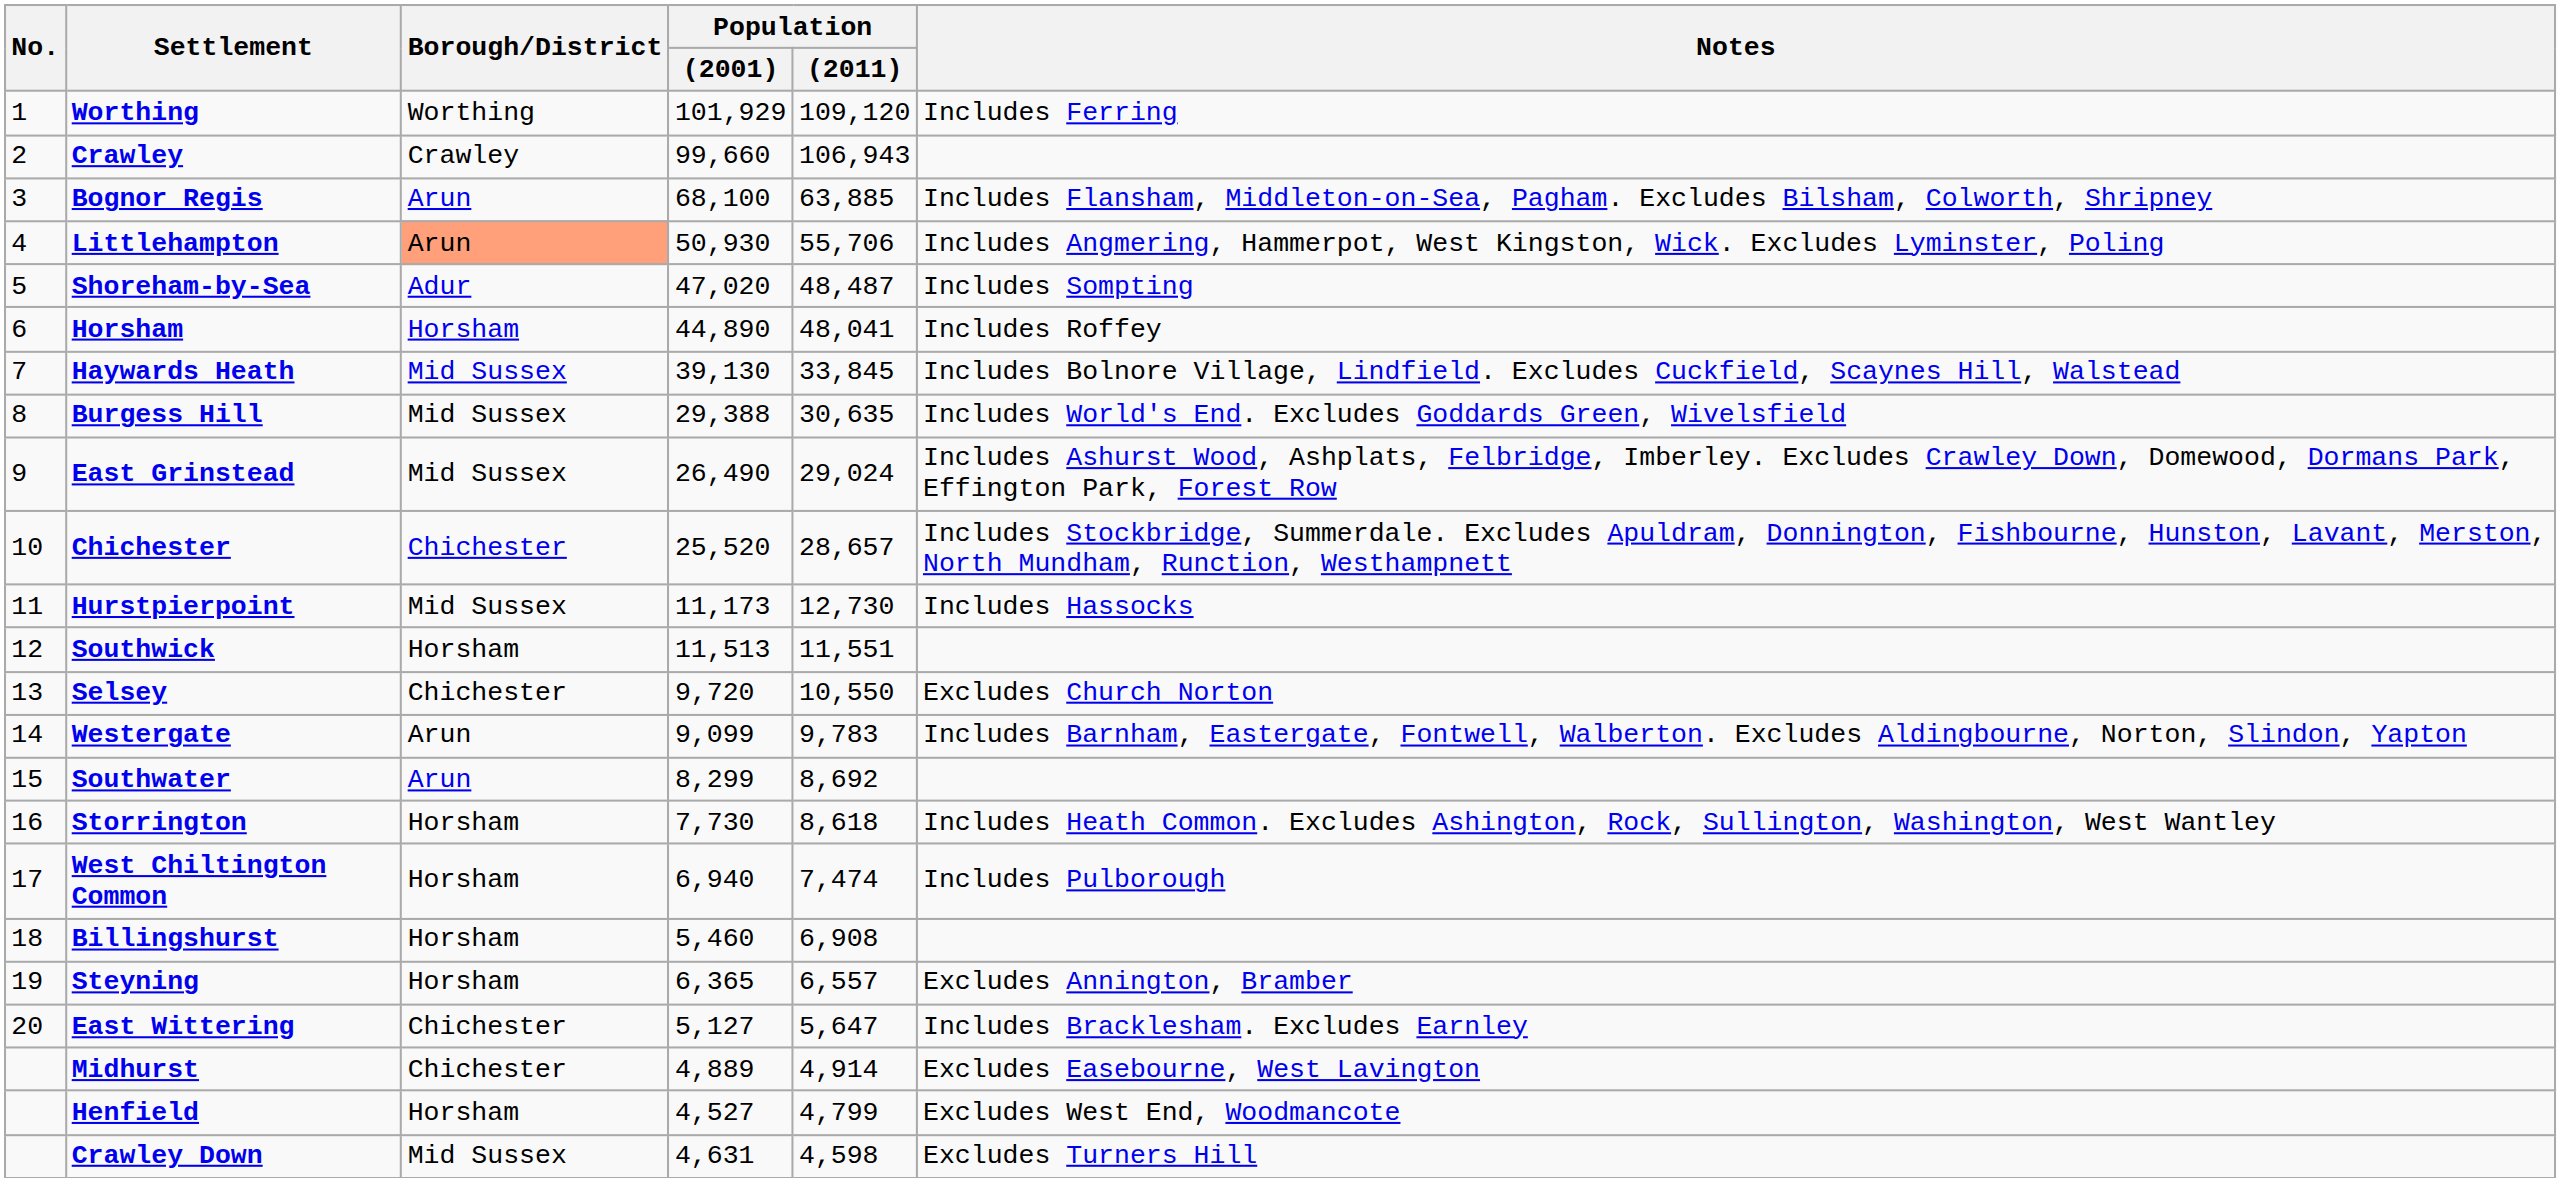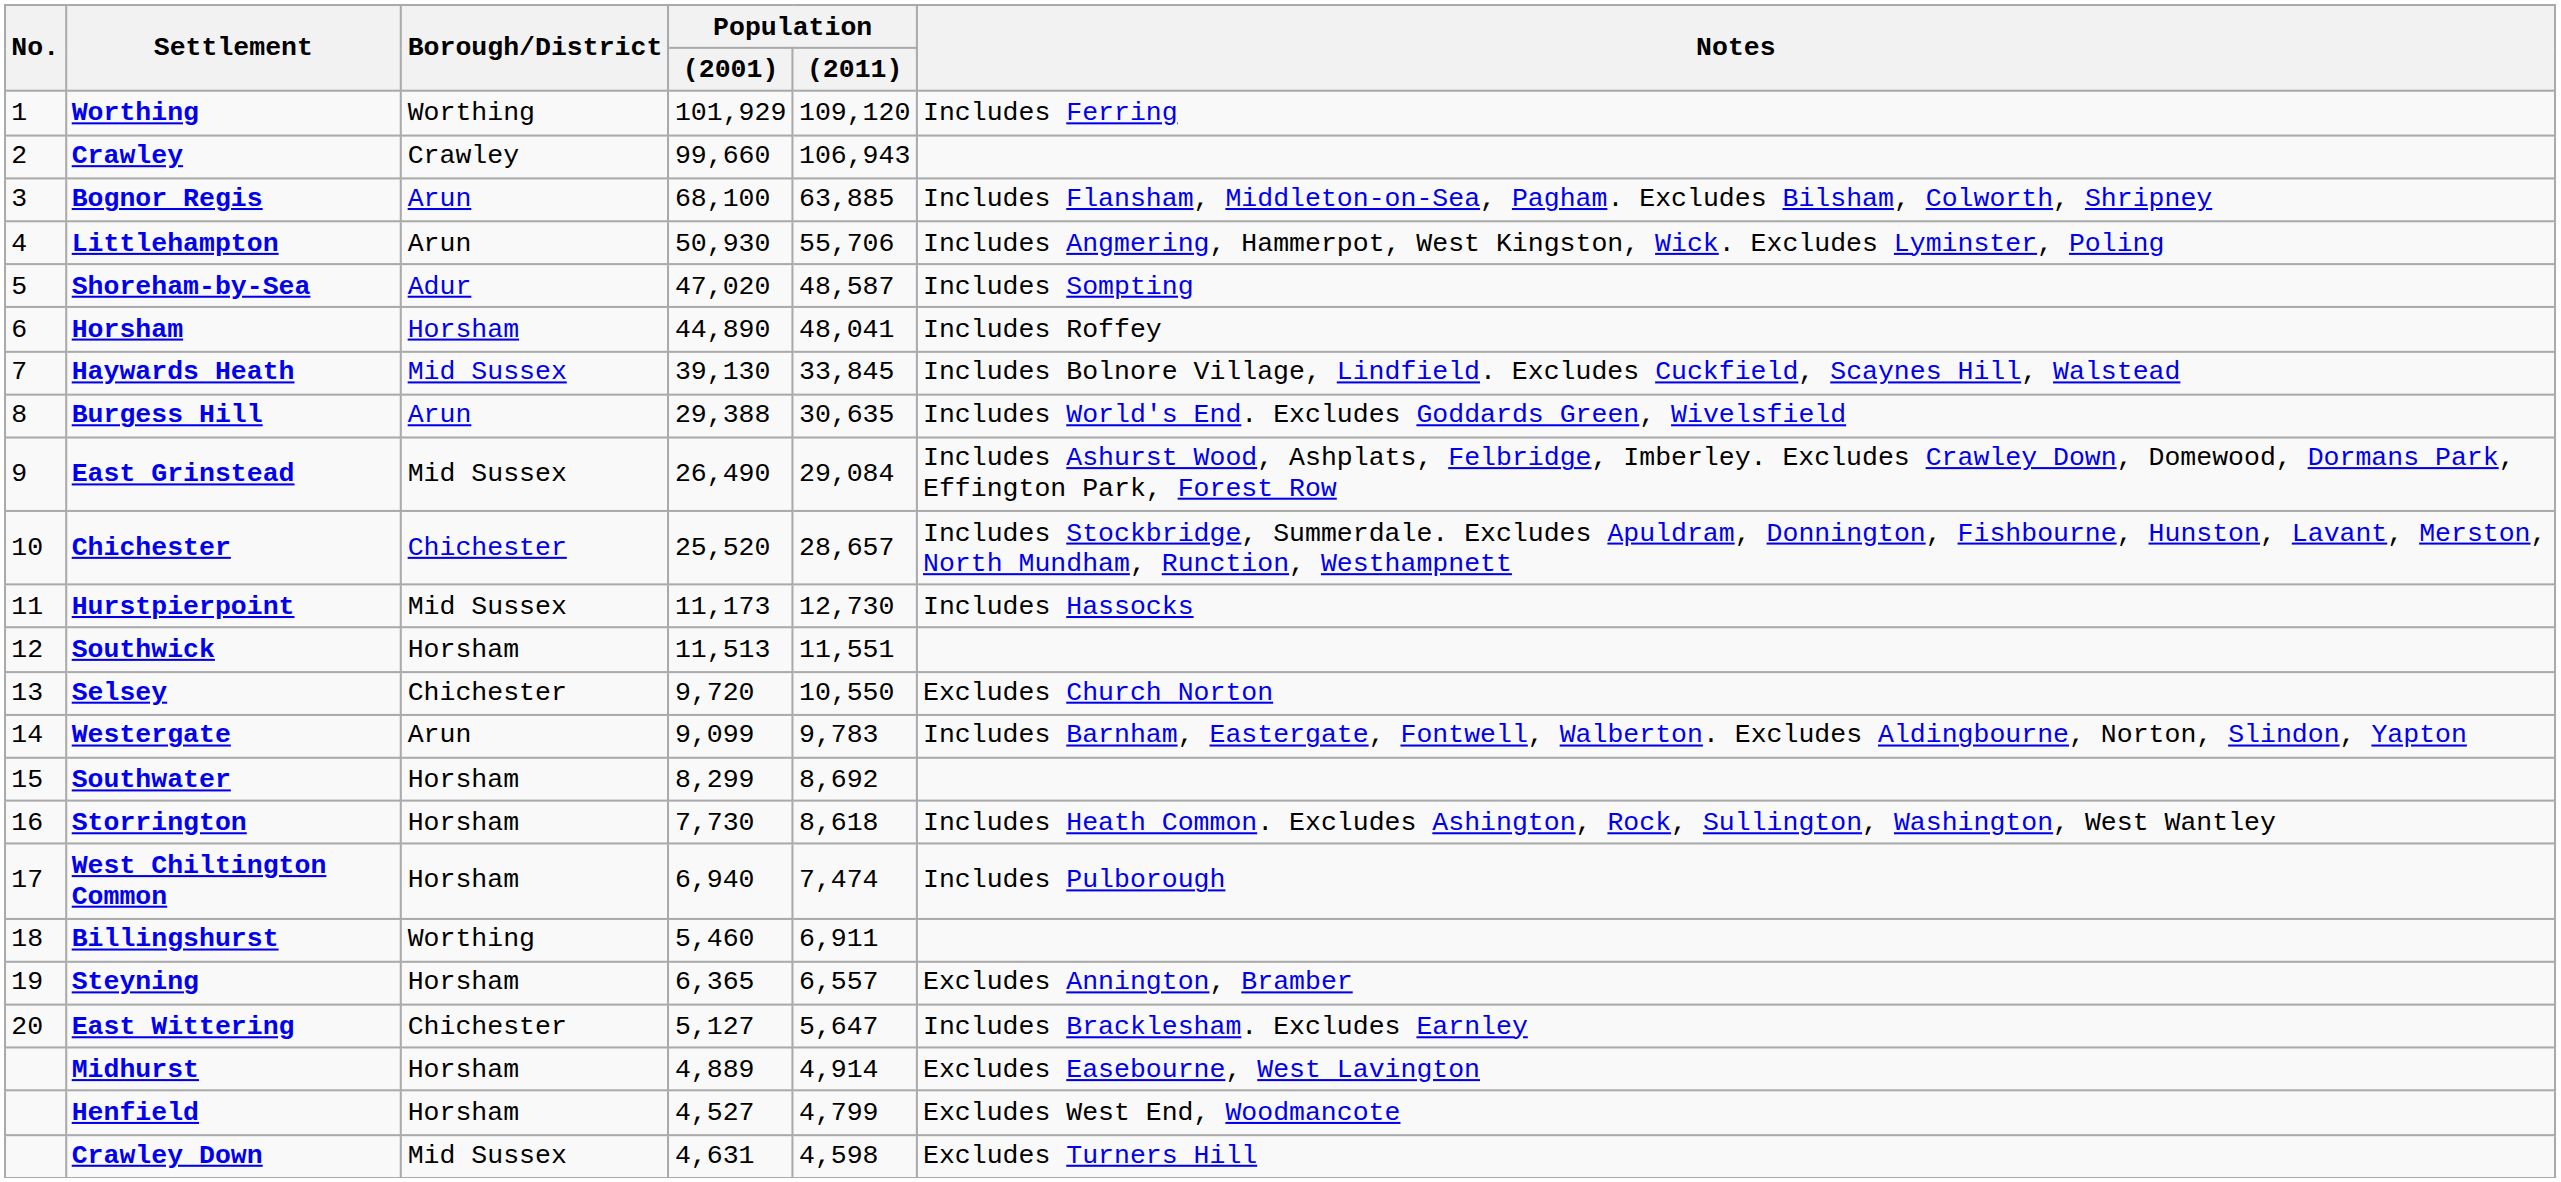(440, 243) lightsalmon background -> (440, 243) no background
(847, 286) 48,487 -> (847, 286) 48,587
(487, 416) Mid Sussex -> (440, 416) Arun
(847, 474) 29,024 -> (847, 474) 29,084
(440, 779) Arun -> (463, 779) Horsham
(463, 940) Horsham -> (471, 940) Worthing
(839, 940) 6,908 -> (839, 940) 6,911
(487, 1069) Chichester -> (463, 1069) Horsham
